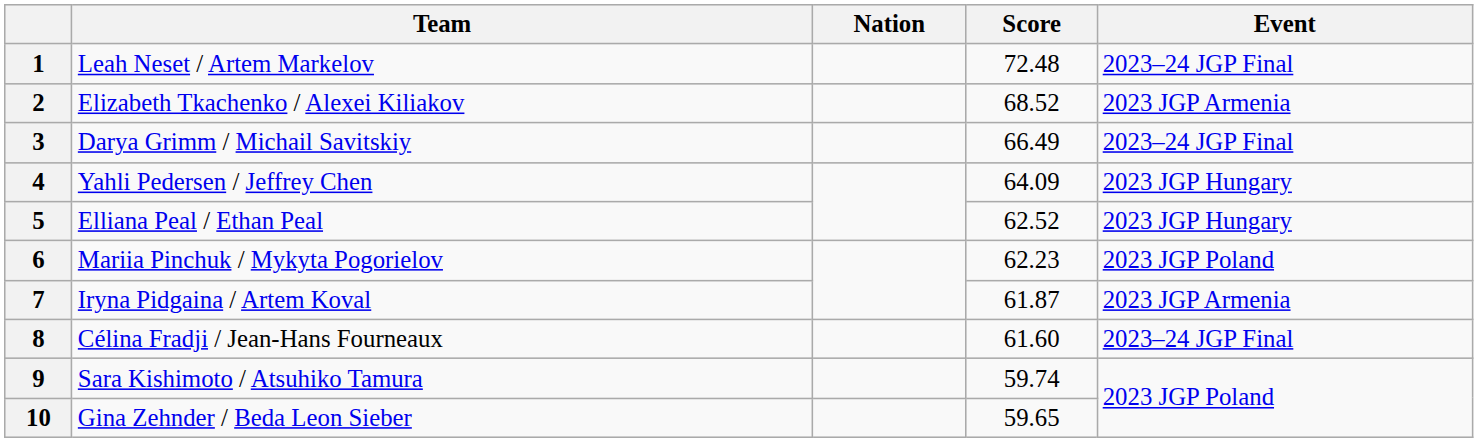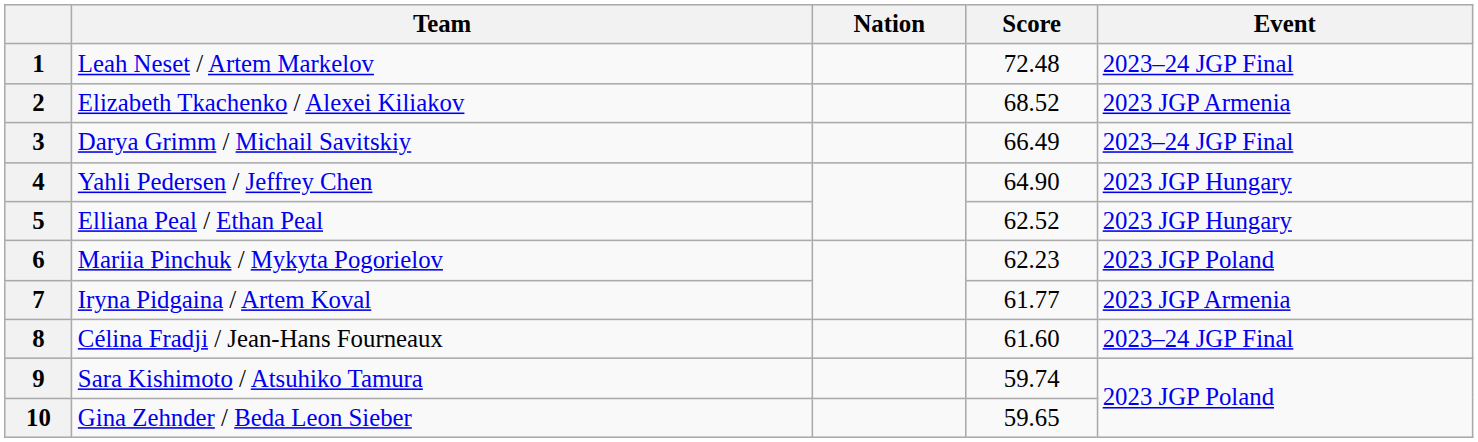(1032, 181) 64.09 -> (1032, 181) 64.90
(1032, 299) 61.87 -> (1032, 299) 61.77
